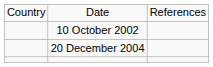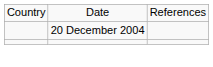- row: (98, 30)
